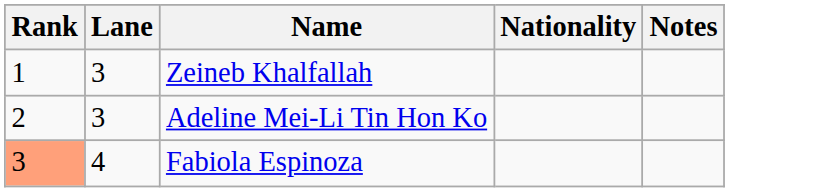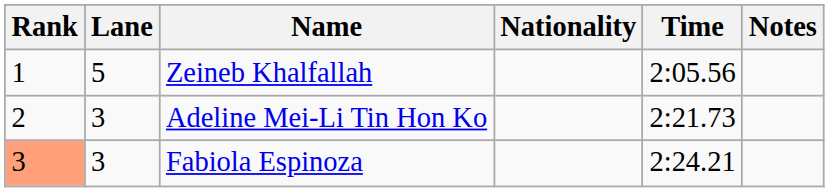+ column: (693, 27)
(98, 72) 3 -> (98, 72) 5
(98, 162) 4 -> (98, 162) 3
